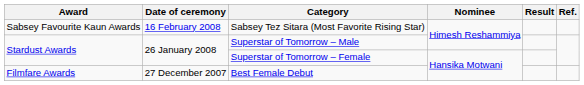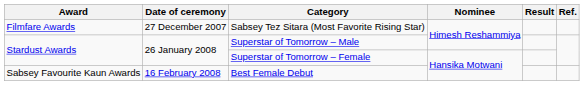(73, 27) Sabsey Favourite Kaun Awards -> (41, 27) Filmfare Awards
(183, 27) 16 February 2008 -> (186, 27) 27 December 2007
(41, 73) Filmfare Awards -> (73, 73) Sabsey Favourite Kaun Awards
(186, 73) 27 December 2007 -> (183, 73) 16 February 2008
